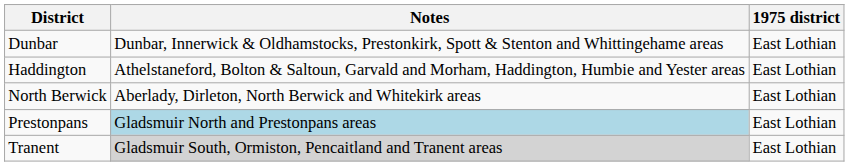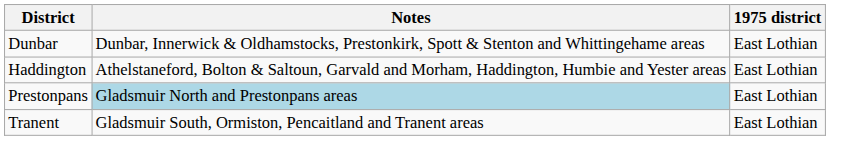- row: (58, 95)
(308, 148) lightgrey background -> (290, 122) no background
